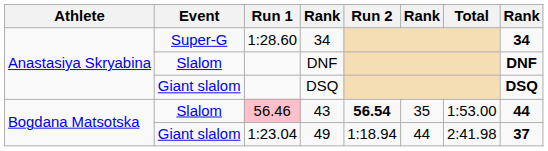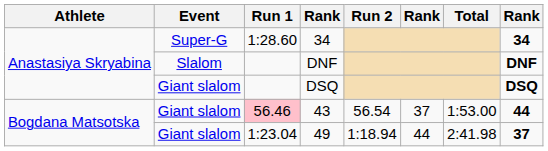(199, 110) Slalom -> (199, 110) Giant slalom
(372, 110) bold -> (372, 110) normal
(422, 110) 35 -> (422, 110) 37
